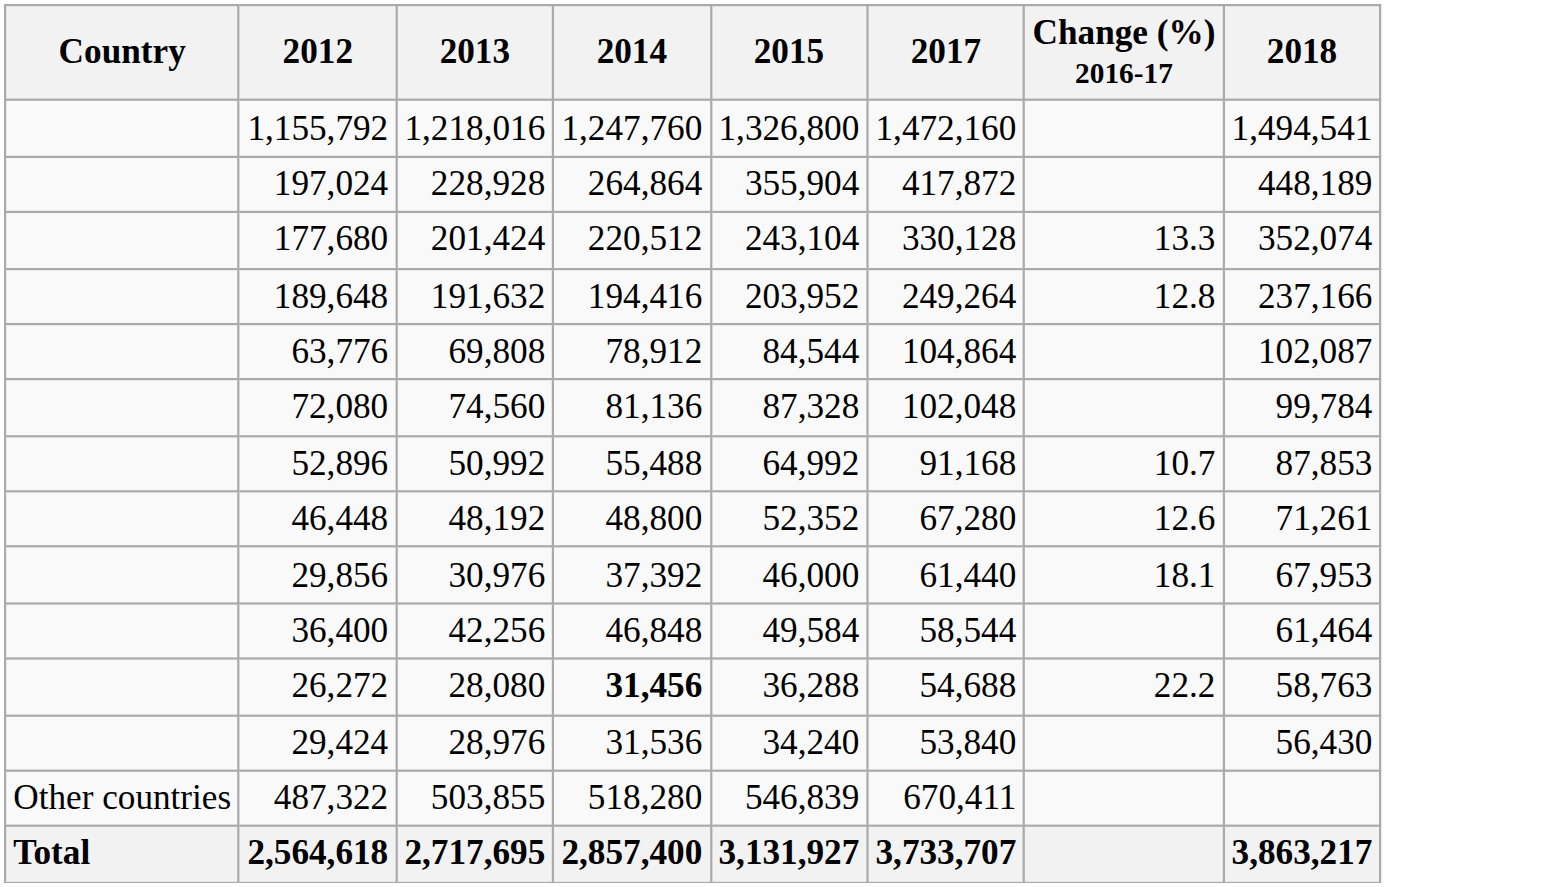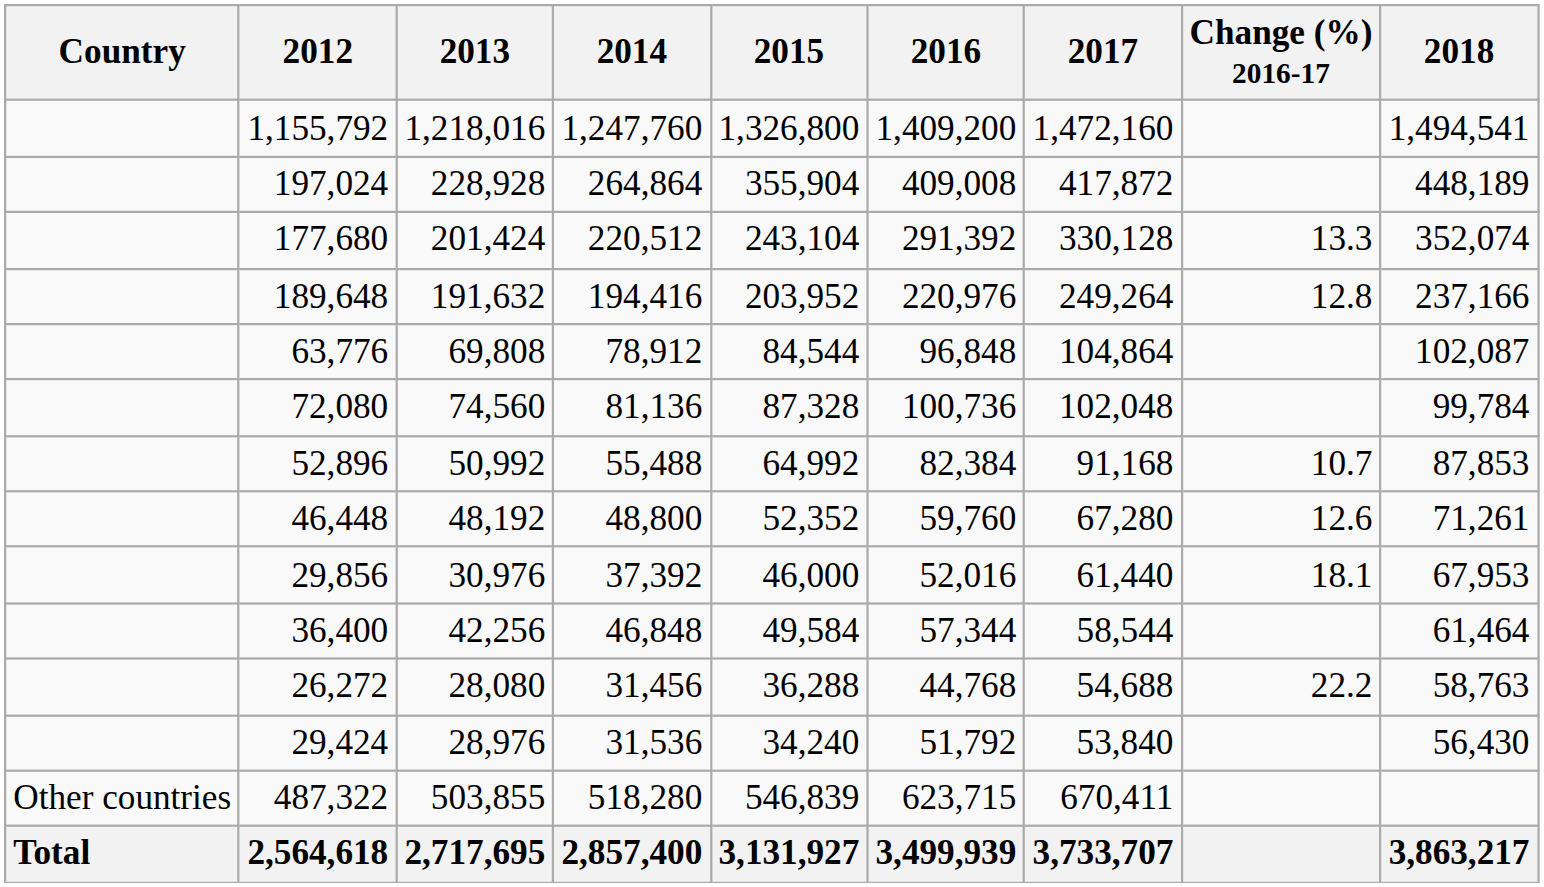+ column: (946, 52)
(654, 686) bold -> (654, 686) normal
